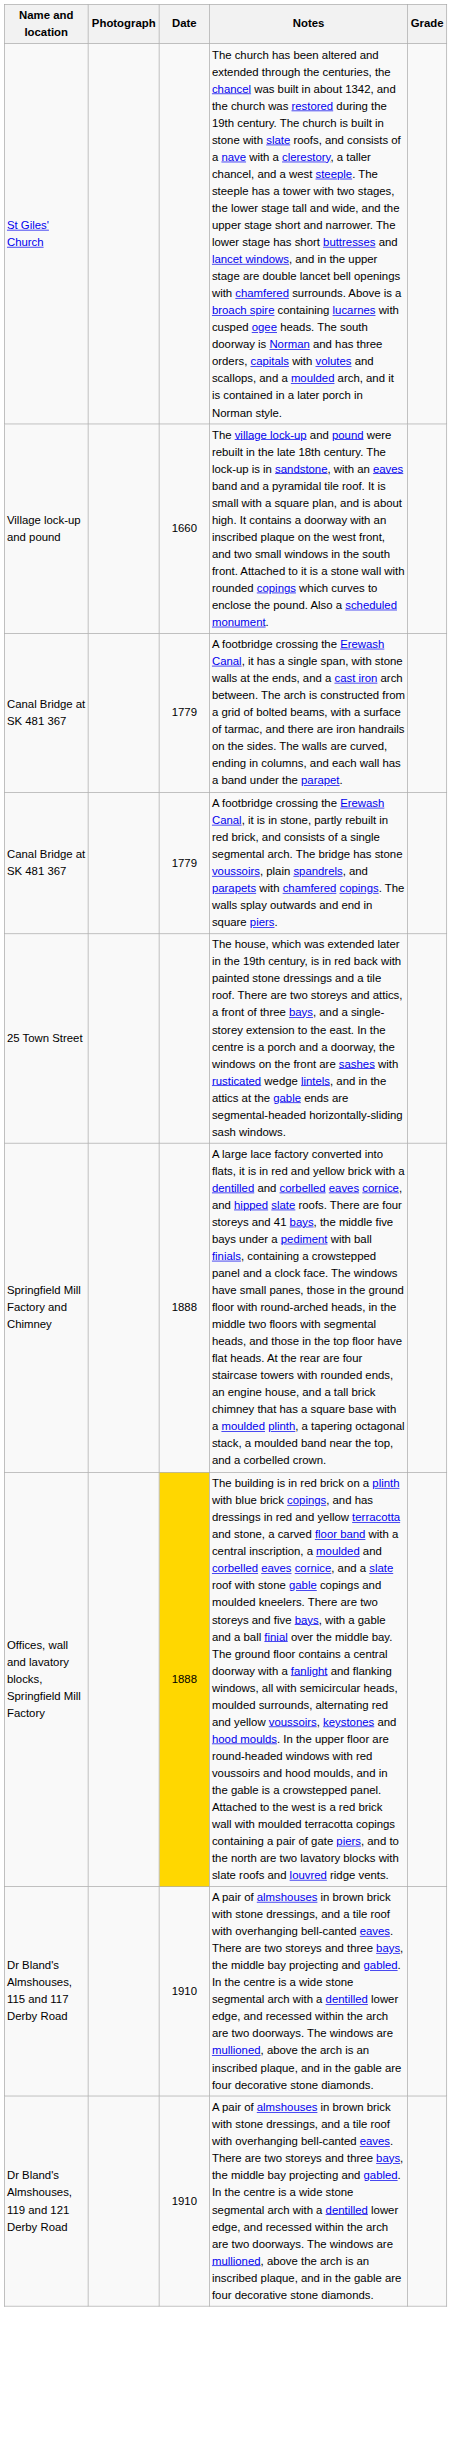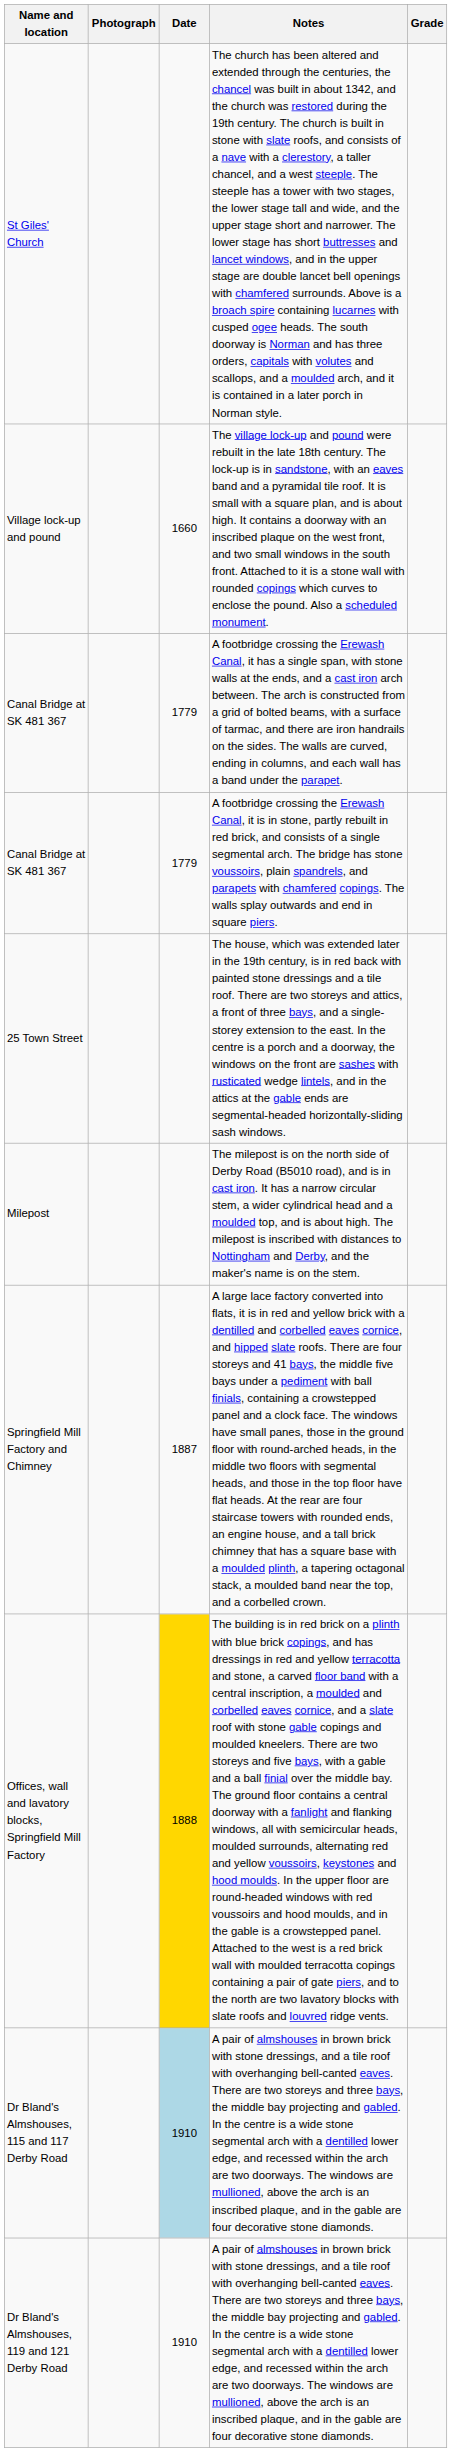+ row: (28, 1214)
(184, 1308) 1888 -> (184, 1449) 1887
(184, 1991) no background -> (184, 2133) lightblue background
